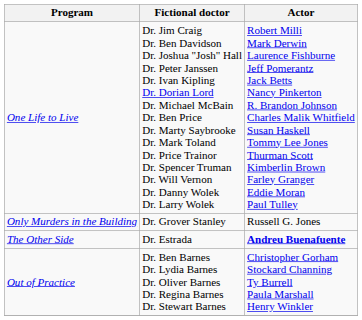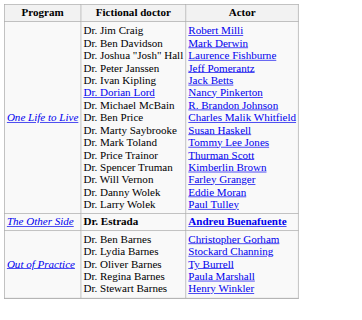- row: (72, 222)
(167, 239) normal -> (111, 222) bold
